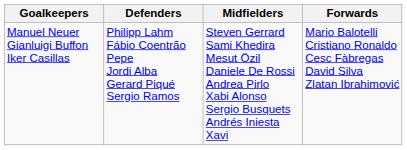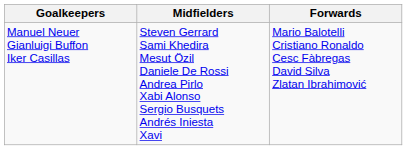- column: (154, 13)
